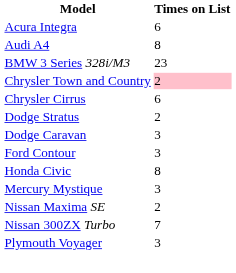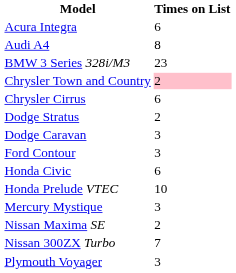(157, 171) 8 -> (157, 171) 6
+ row: (61, 189)
